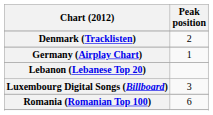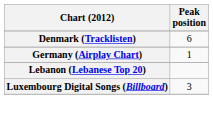(189, 39) 2 -> (189, 39) 6
- row: (87, 102)
